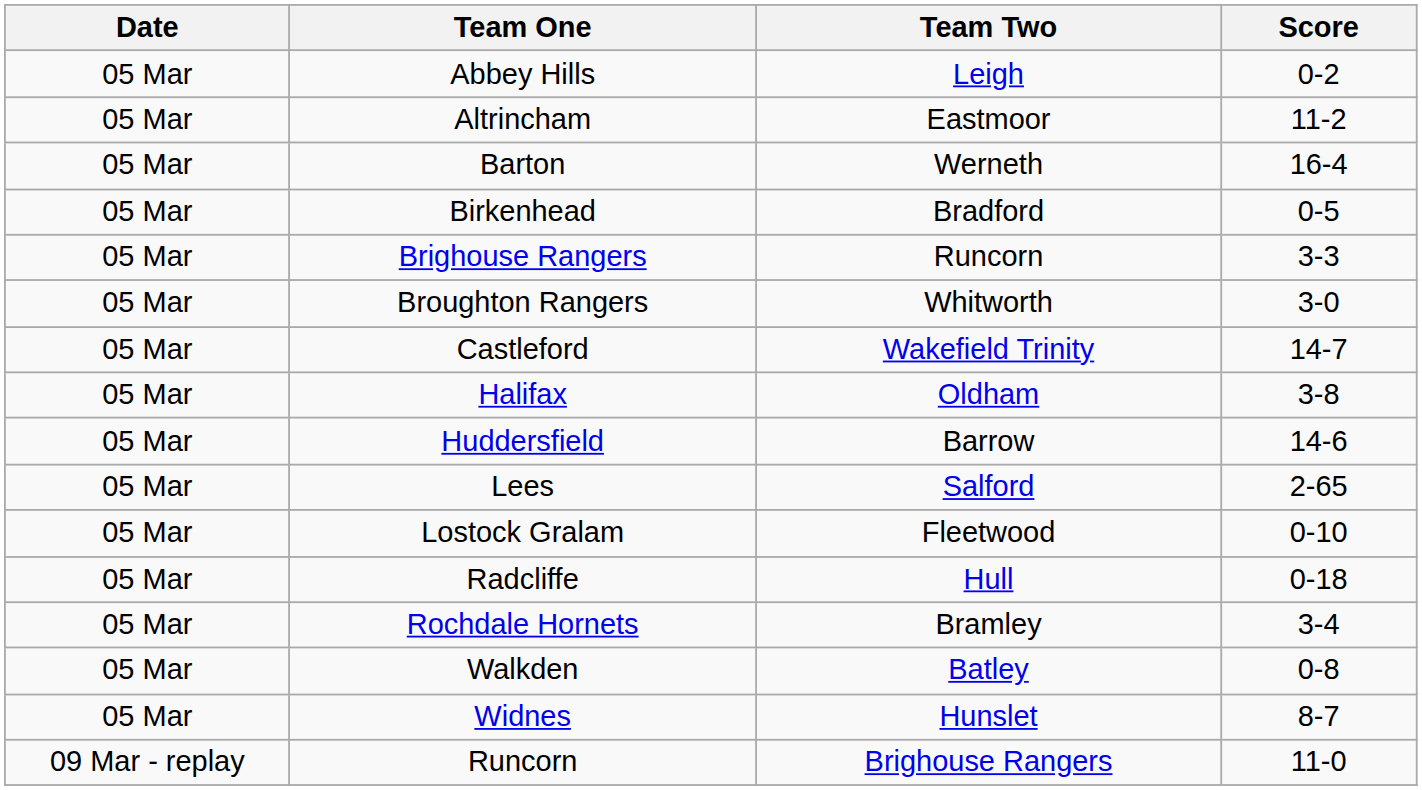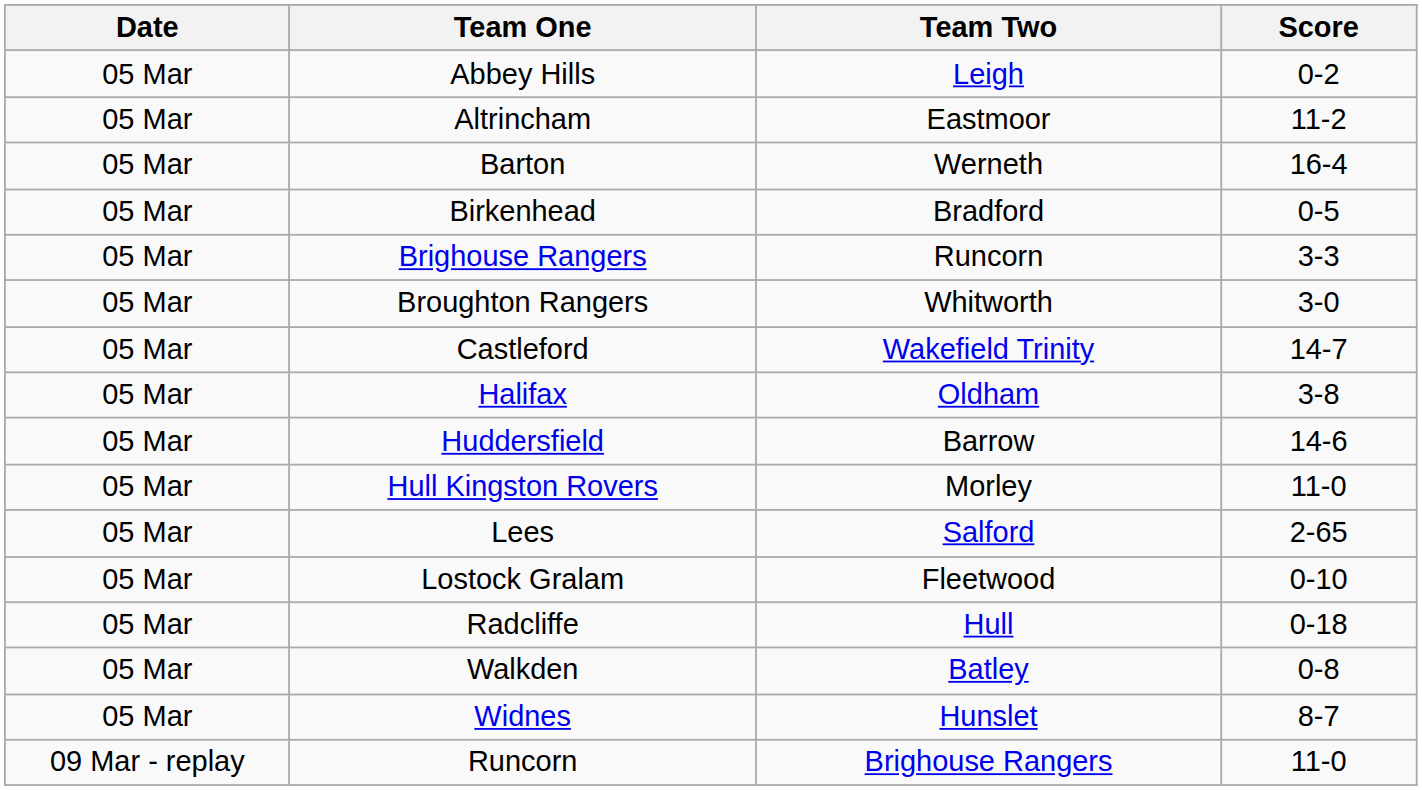+ row: (523, 486)
- row: (523, 624)
